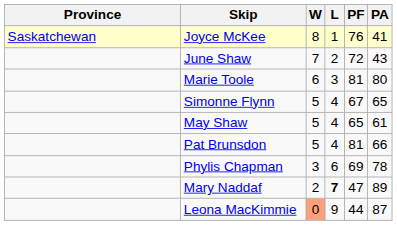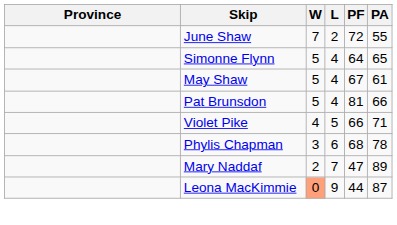- row: (225, 36)
(380, 58) 43 -> (380, 36) 55
- row: (219, 79)
(356, 101) 67 -> (356, 58) 64
(356, 123) 65 -> (356, 79) 67
+ row: (216, 123)
(356, 166) 69 -> (356, 144) 68
(335, 187) bold -> (335, 166) normal
